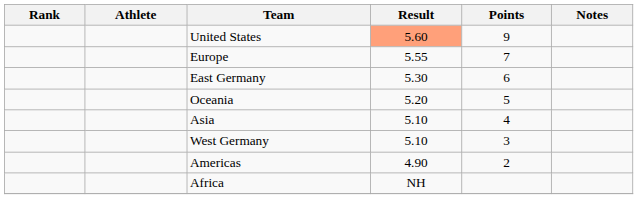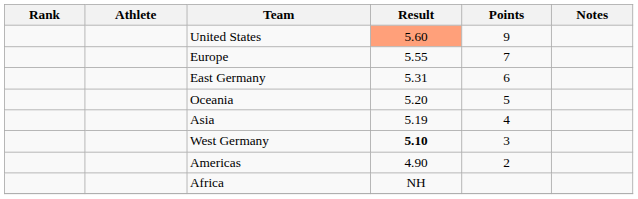(416, 78) 5.30 -> (416, 78) 5.31
(416, 120) 5.10 -> (416, 120) 5.19
(416, 141) normal -> (416, 141) bold
